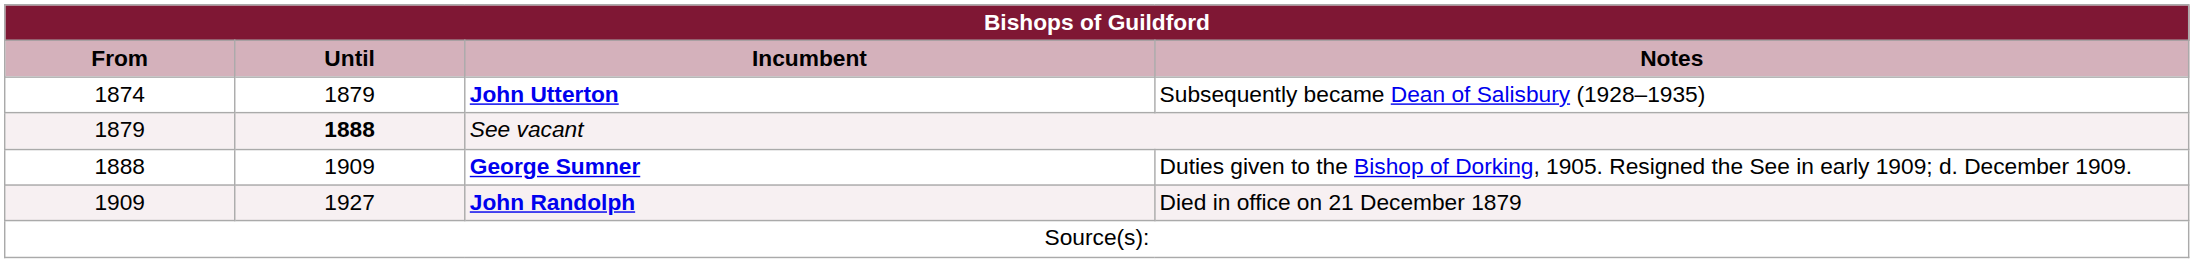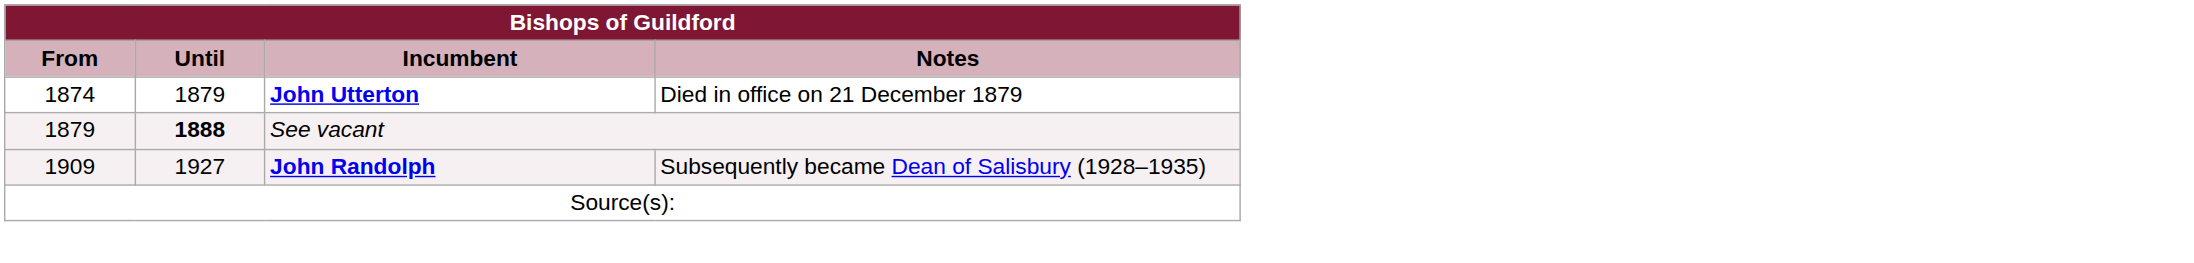(1432, 94) Subsequently became Dean of Salisbury (1928–1935) -> (841, 94) Died in office on 21 December 1879
- row: (555, 166)
(1341, 202) Died in office on 21 December 1879 -> (933, 166) Subsequently became Dean of Salisbury (1928–1935)
